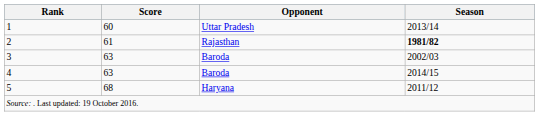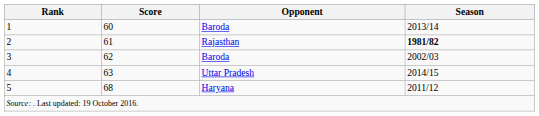(228, 27) Uttar Pradesh -> (215, 27) Baroda
(108, 57) 63 -> (108, 57) 62
(215, 73) Baroda -> (228, 73) Uttar Pradesh
